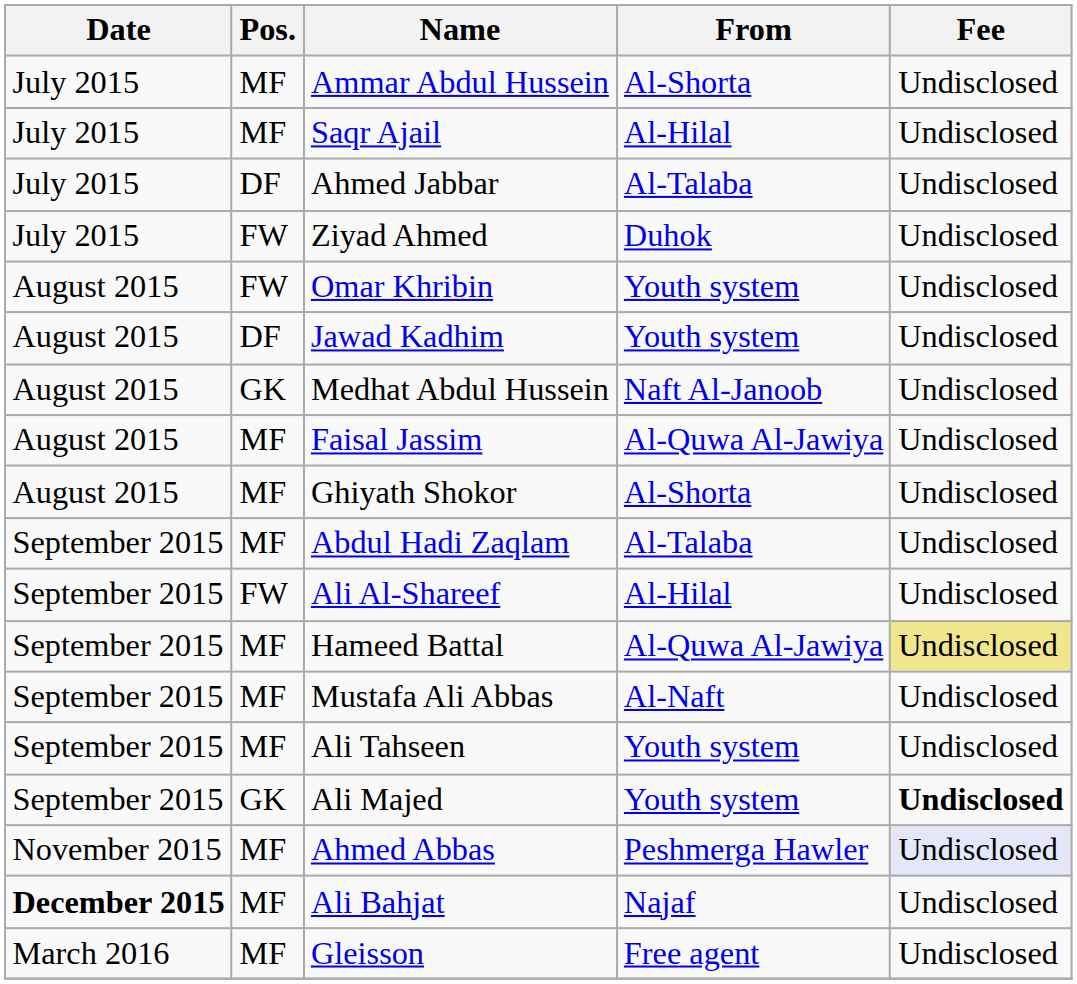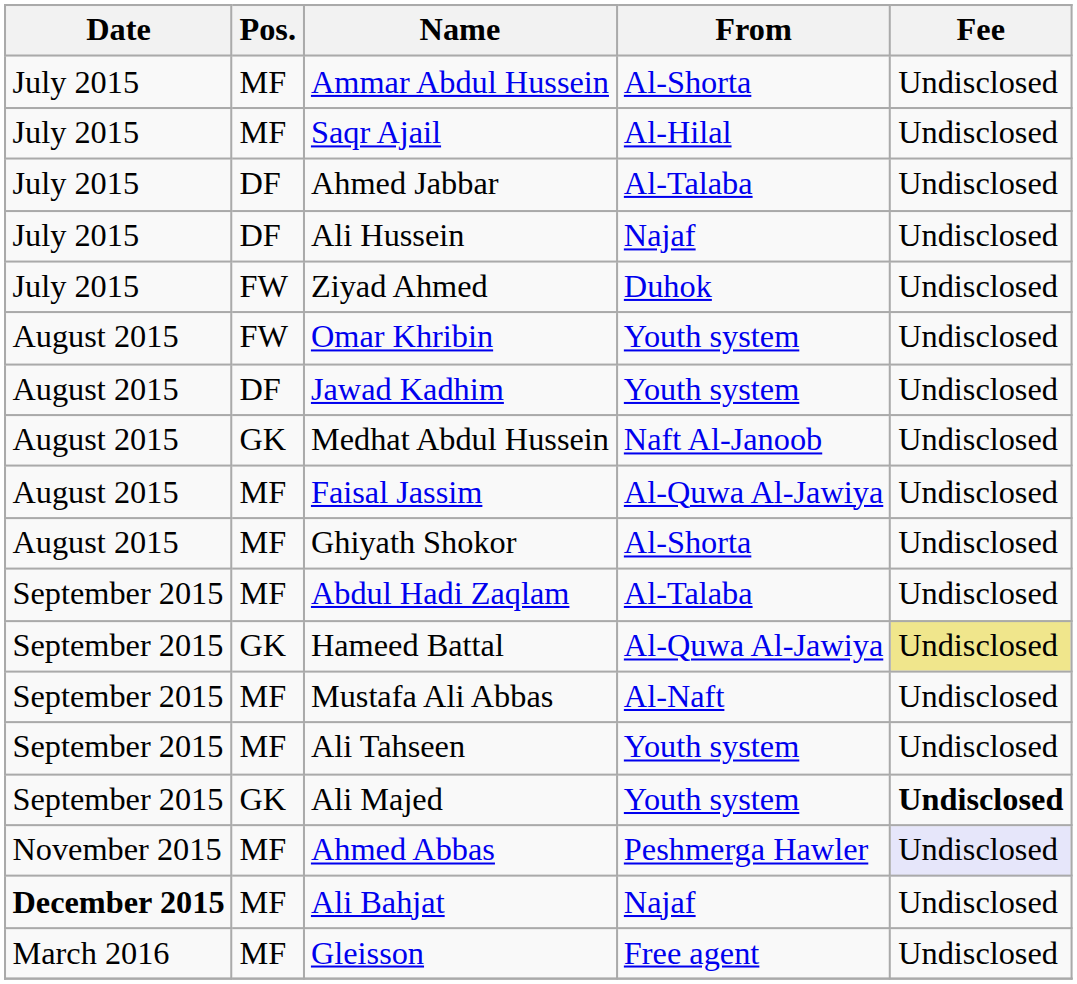+ row: (388, 235)
- row: (406, 593)
(263, 645) MF -> (263, 645) GK
